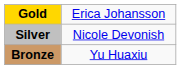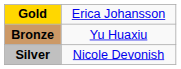rows swapped: (33, 34) <-> (33, 54)
